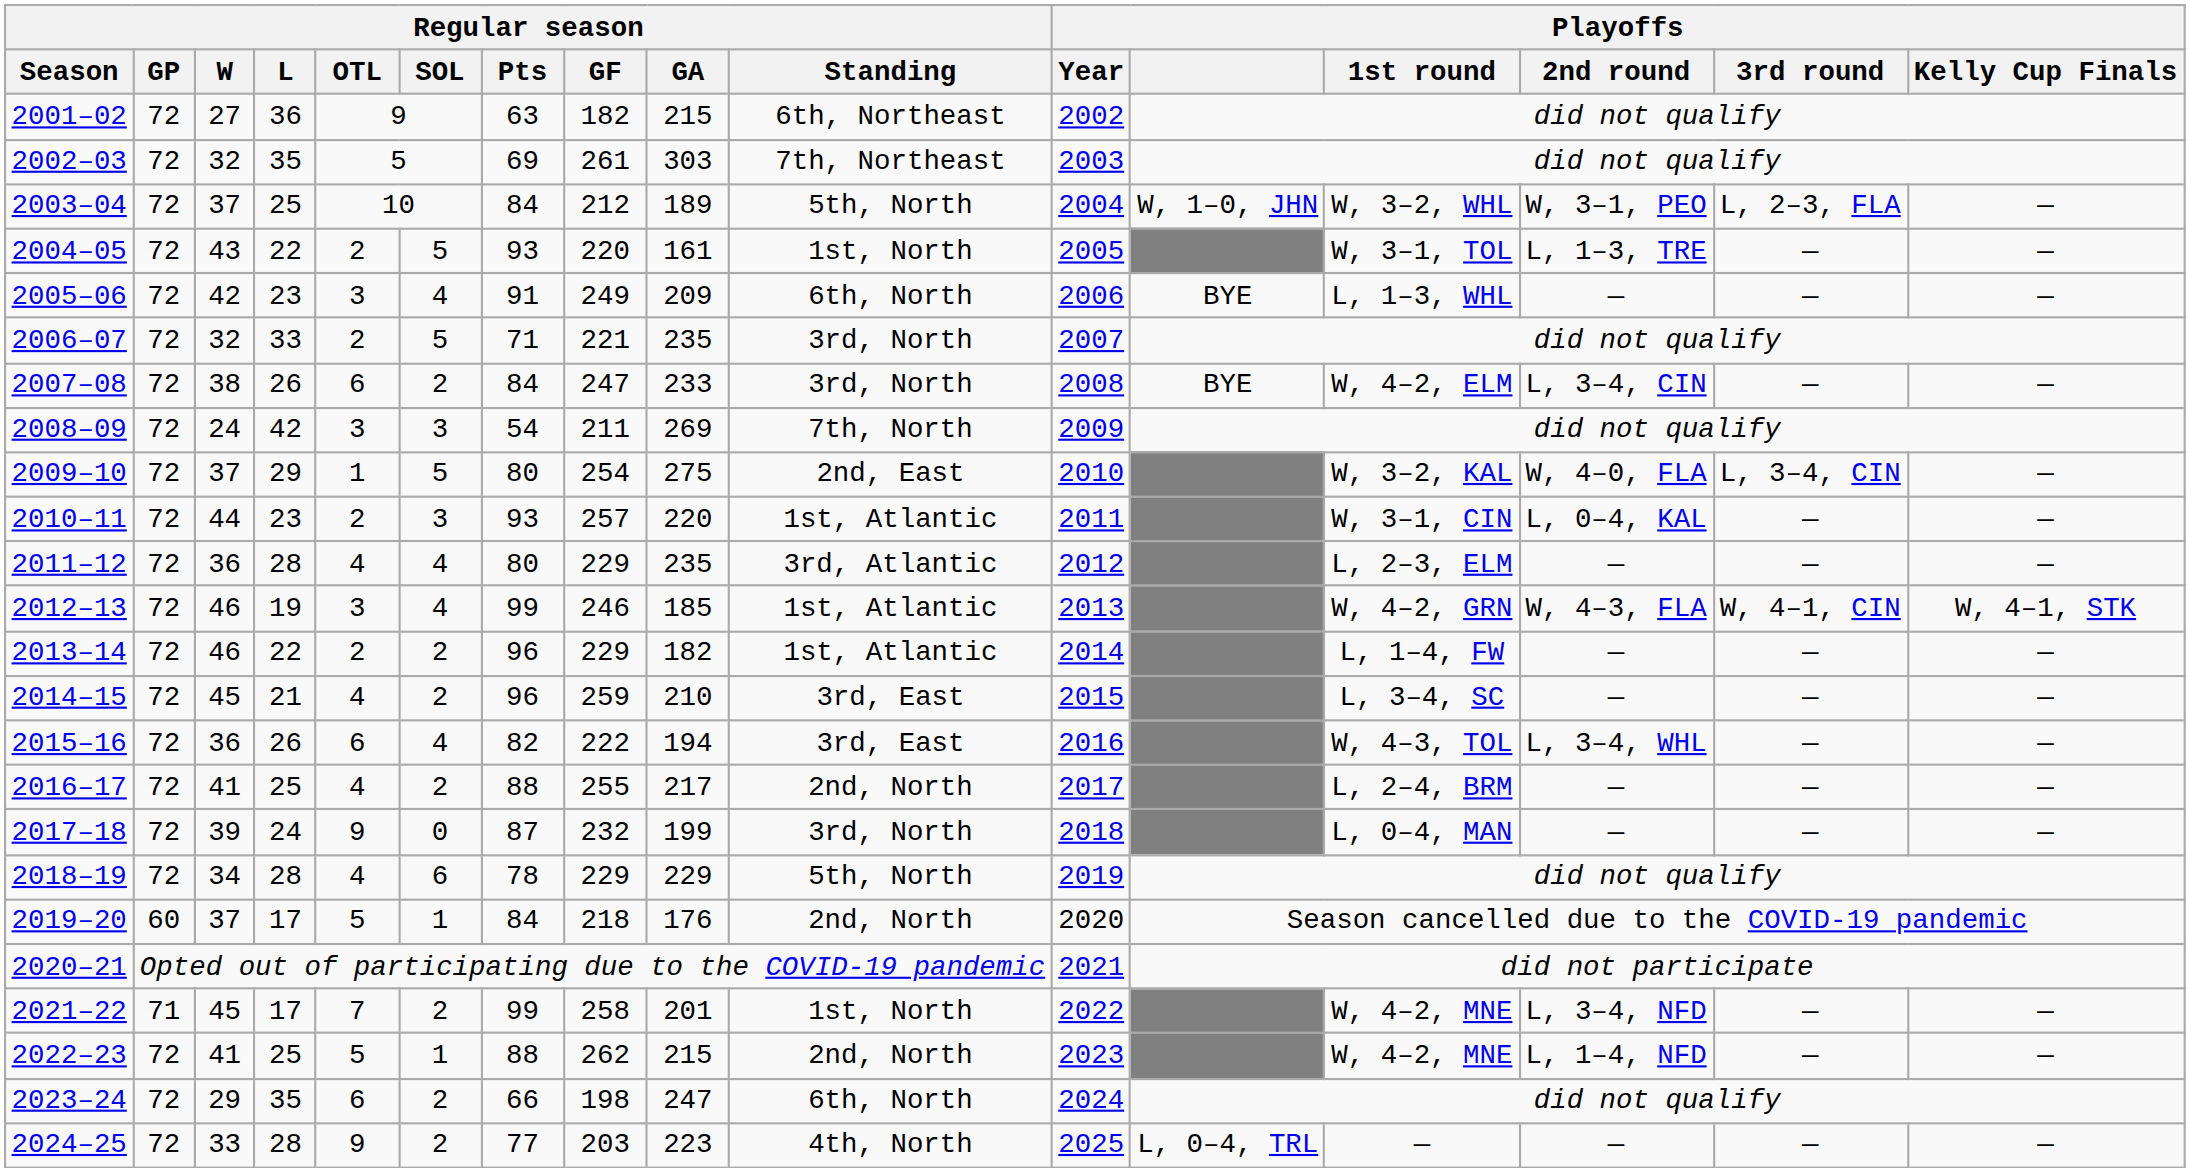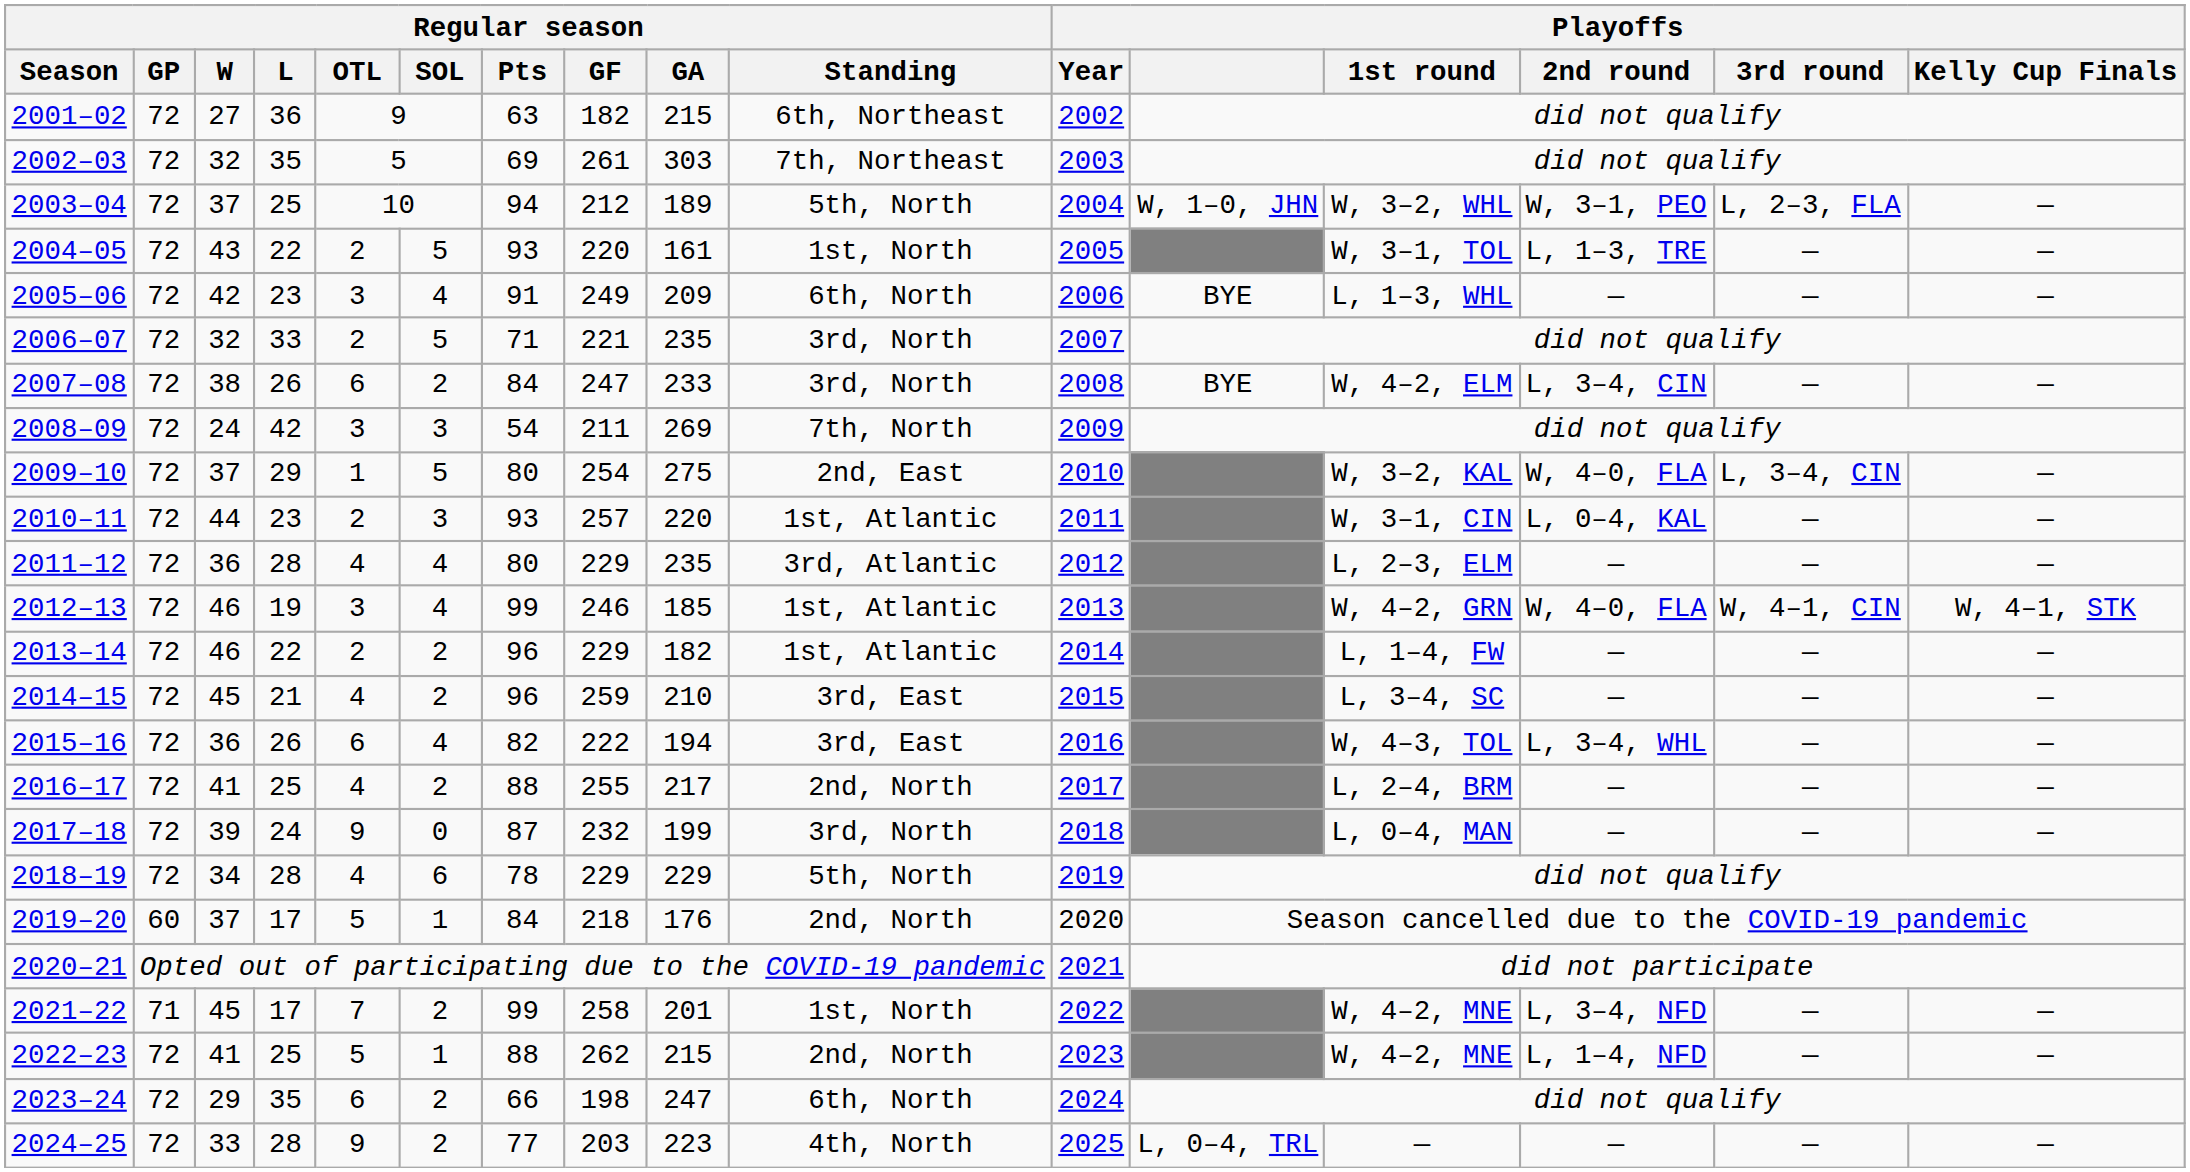(523, 206) 84 -> (523, 206) 94
(1616, 609) W, 4–3, FLA -> (1616, 609) W, 4–0, FLA
